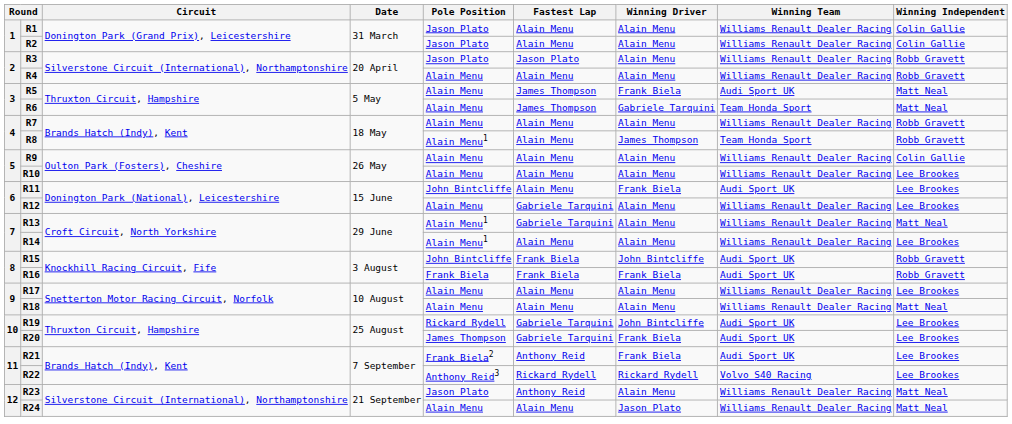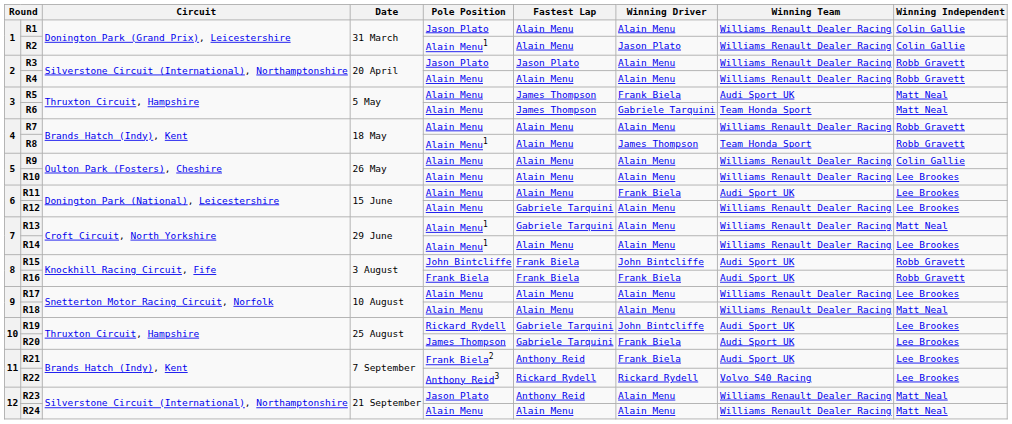(457, 44) Jason Plato -> (457, 46) Alain Menu1
(647, 44) Alain Menu -> (650, 46) Jason Plato
(469, 190) John Bintcliffe -> (454, 193) Alain Menu
(650, 408) Jason Plato -> (647, 411) Alain Menu
